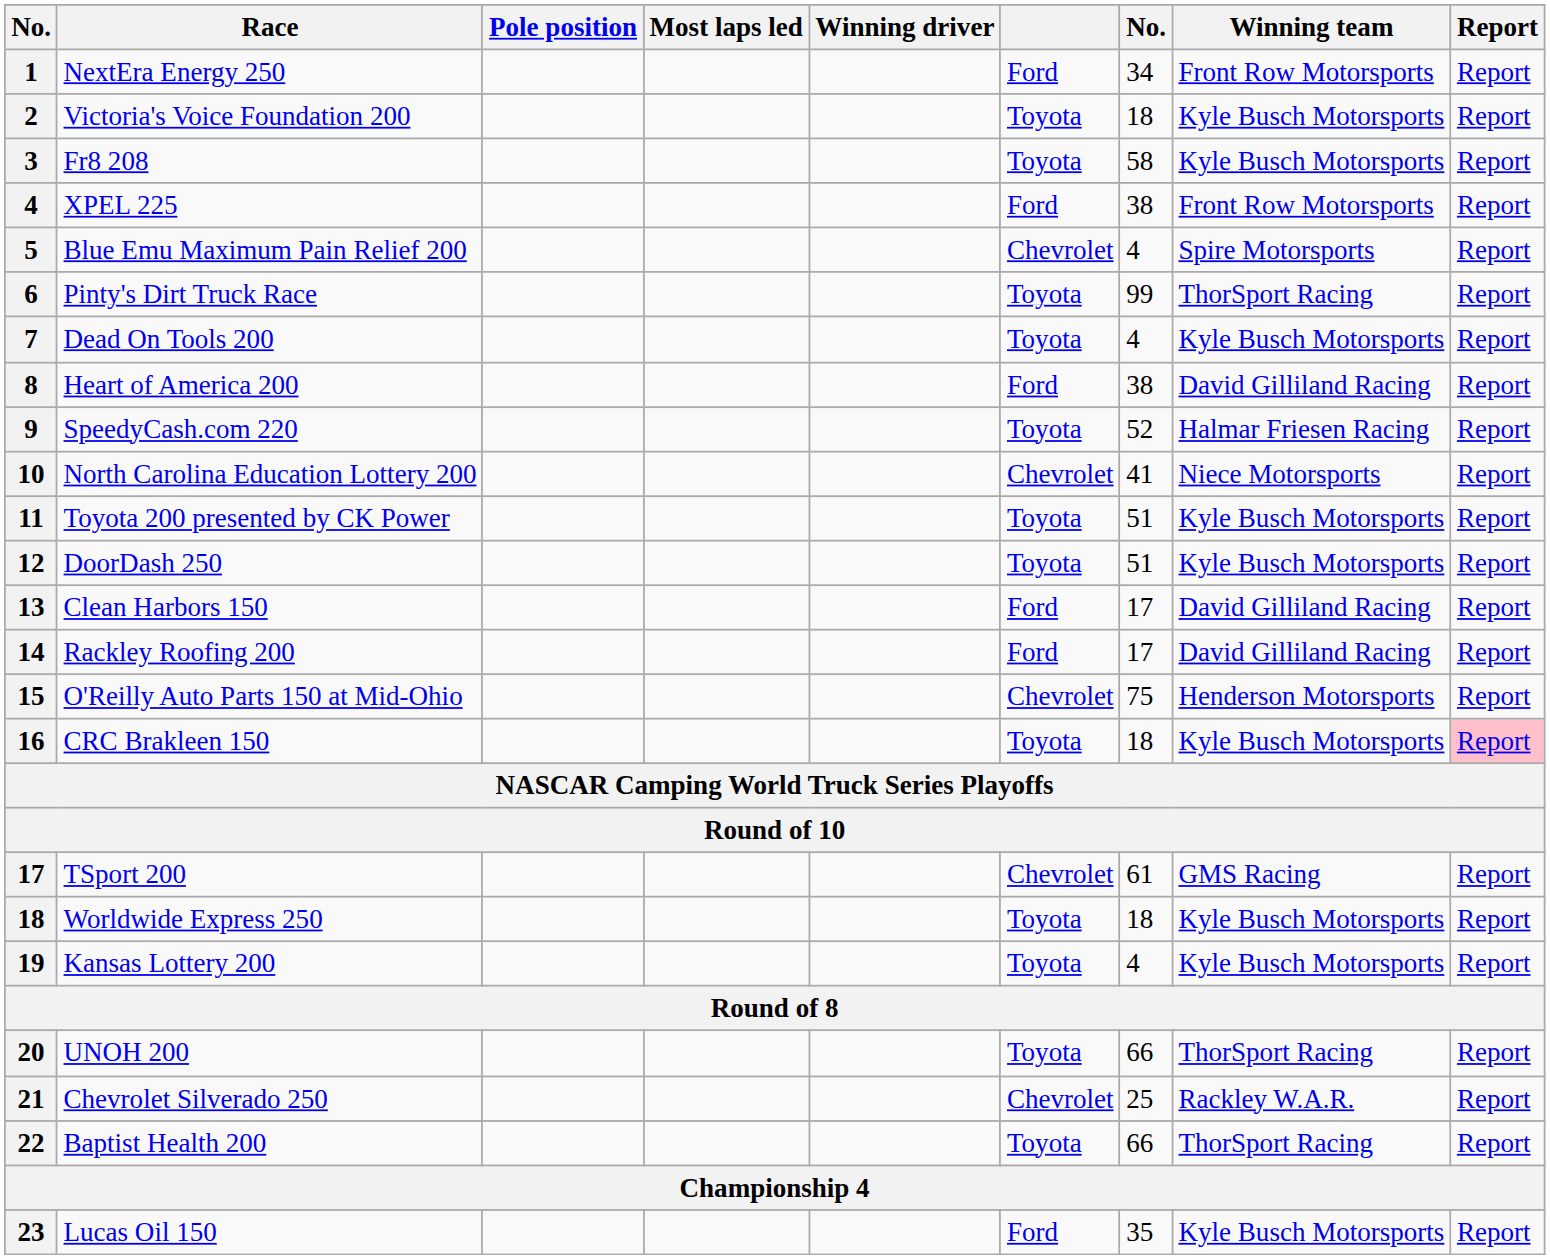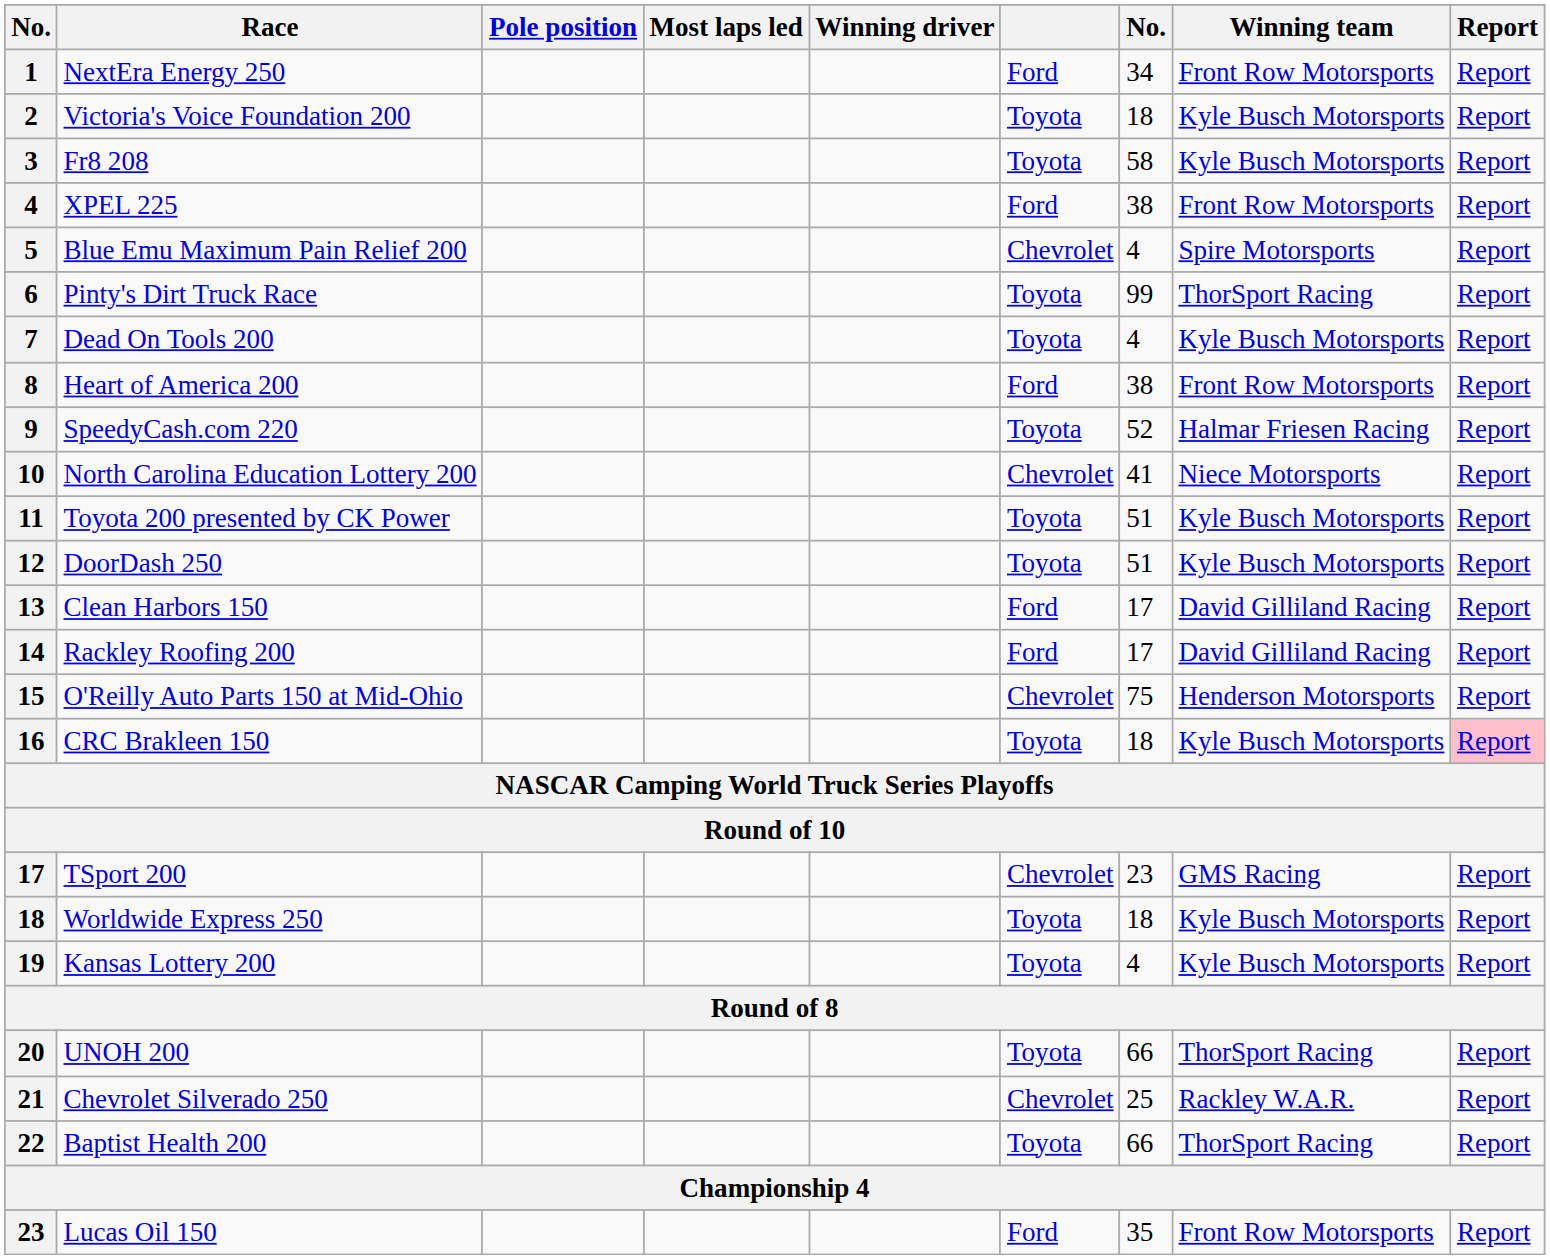(1305, 383) David Gilliland Racing -> (1306, 383) Front Row Motorsports
(1140, 874) 61 -> (1140, 874) 23
(1311, 1231) Kyle Busch Motorsports -> (1306, 1231) Front Row Motorsports
